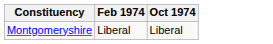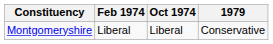+ column: (233, 13)
